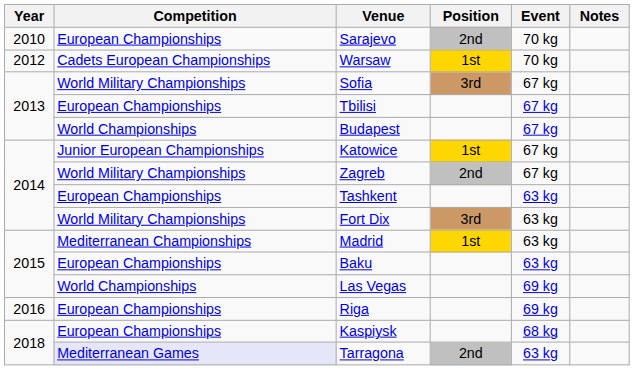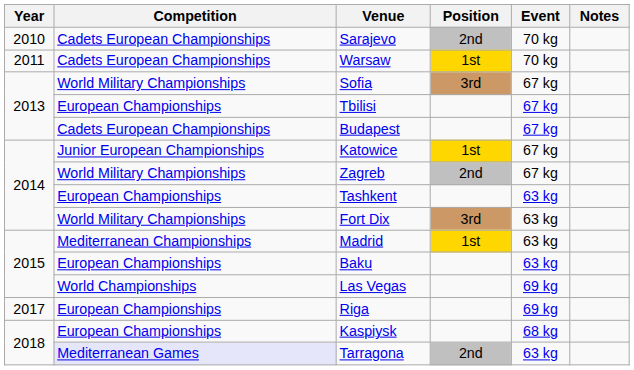(139, 39) European Championships -> (164, 39) Cadets European Championships
(29, 61) 2012 -> (29, 61) 2011
(127, 129) World Championships -> (164, 129) Cadets European Championships
(29, 309) 2016 -> (29, 309) 2017
